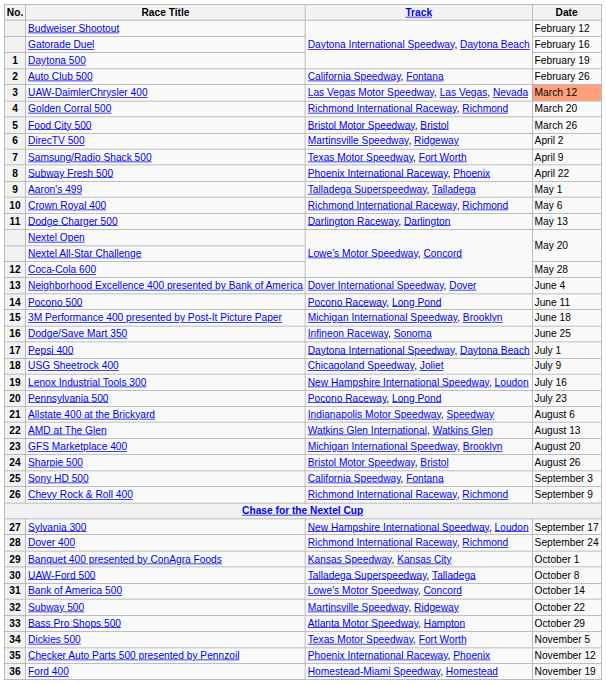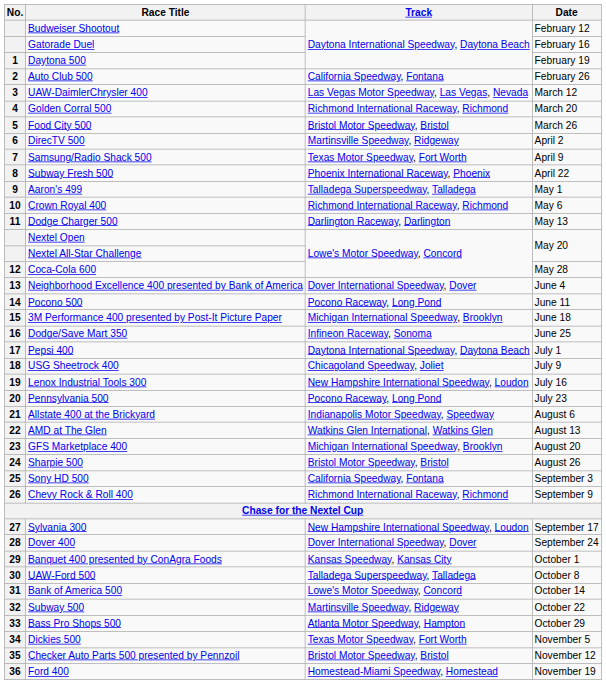(556, 92) lightsalmon background -> (556, 92) no background
(408, 543) Richmond International Raceway, Richmond -> (392, 543) Dover International Speedway, Dover
(399, 655) Phoenix International Raceway, Phoenix -> (378, 655) Bristol Motor Speedway, Bristol
